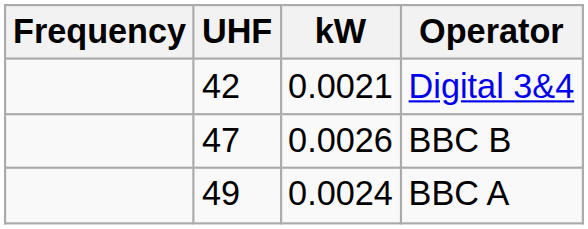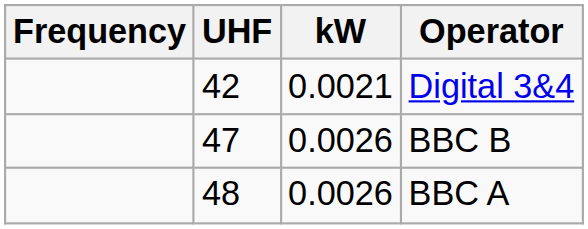(221, 194) 49 -> (221, 194) 48
(340, 194) 0.0024 -> (340, 194) 0.0026
